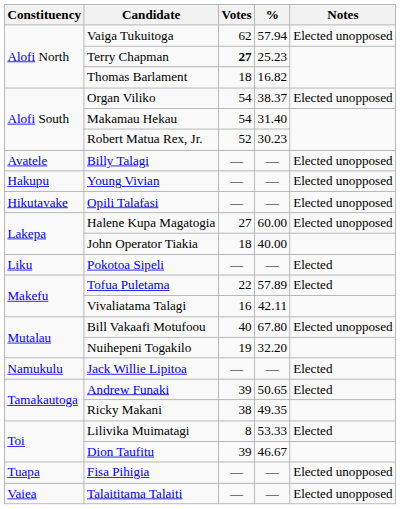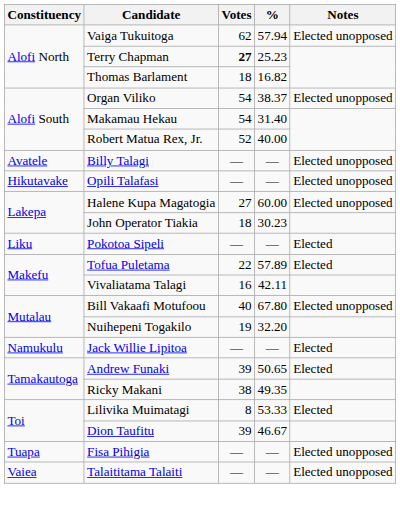(272, 139) 30.23 -> (272, 139) 40.00
- row: (123, 181)
(272, 243) 40.00 -> (272, 222) 30.23
